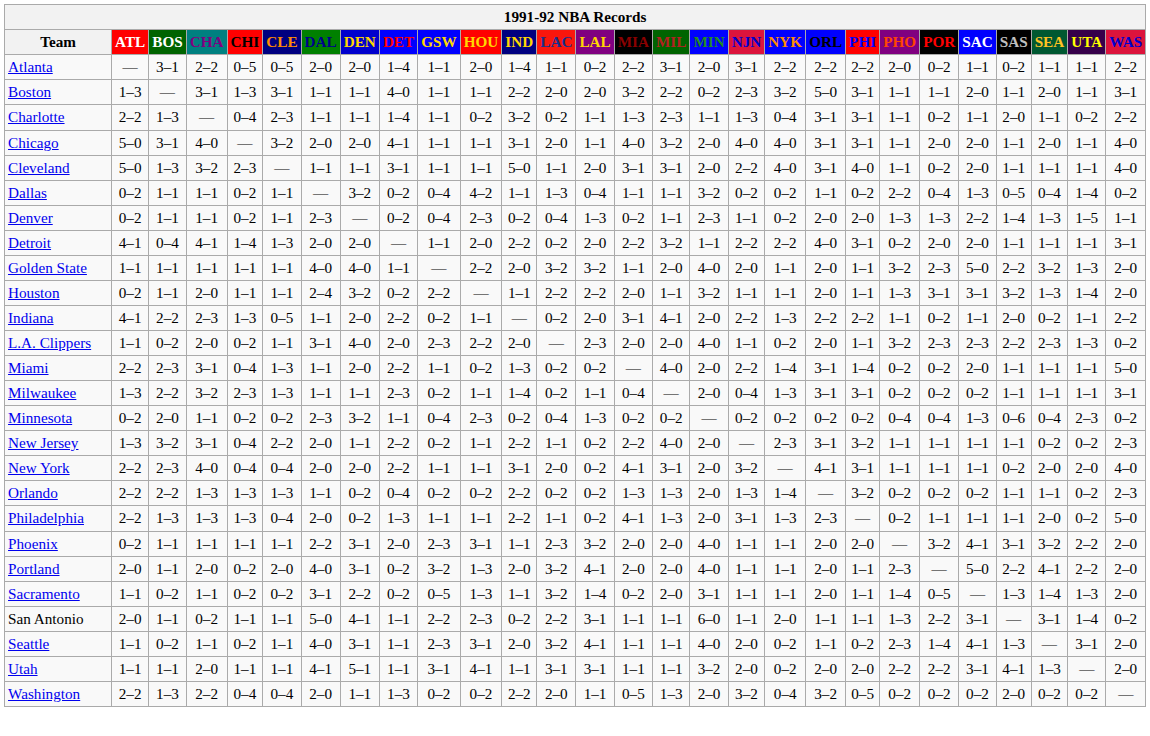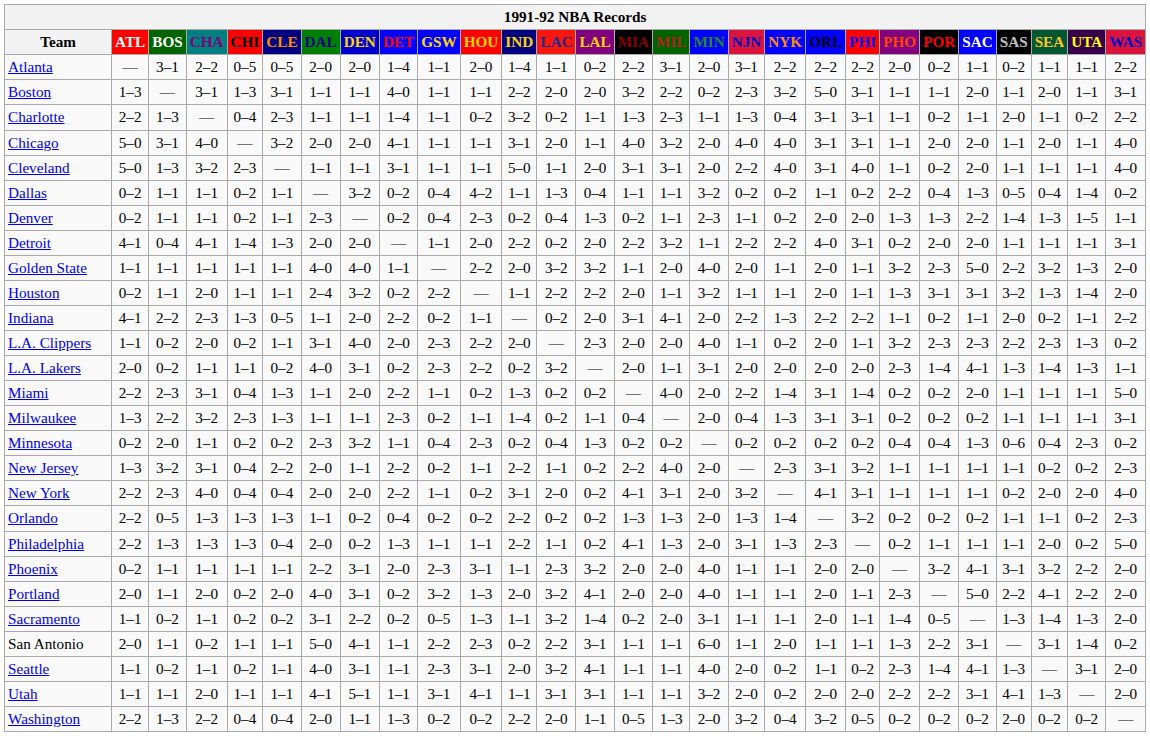+ row: (45, 368)
(481, 468) 1–1 -> (481, 493) 0–2
(167, 493) 2–2 -> (167, 518) 0–5
